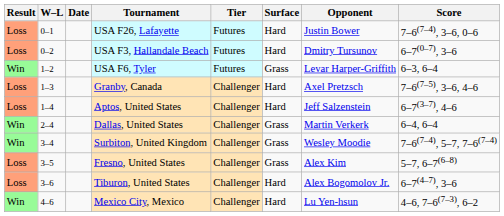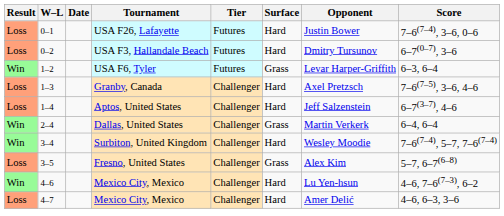(277, 142) Grass -> (275, 142) Hard
- row: (47, 182)
+ row: (47, 201)
